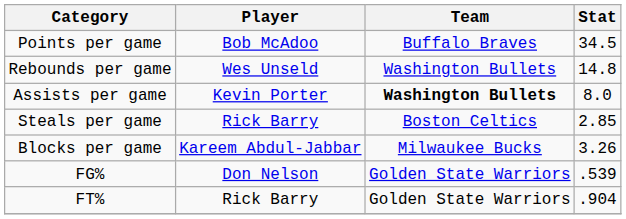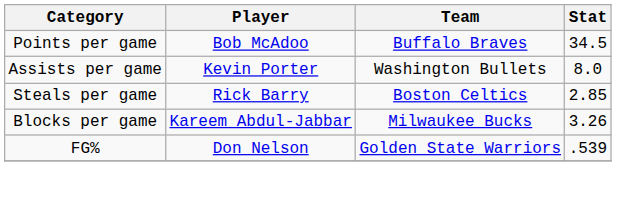- row: (90, 70)
(470, 96) bold -> (460, 70) normal
- row: (90, 200)
